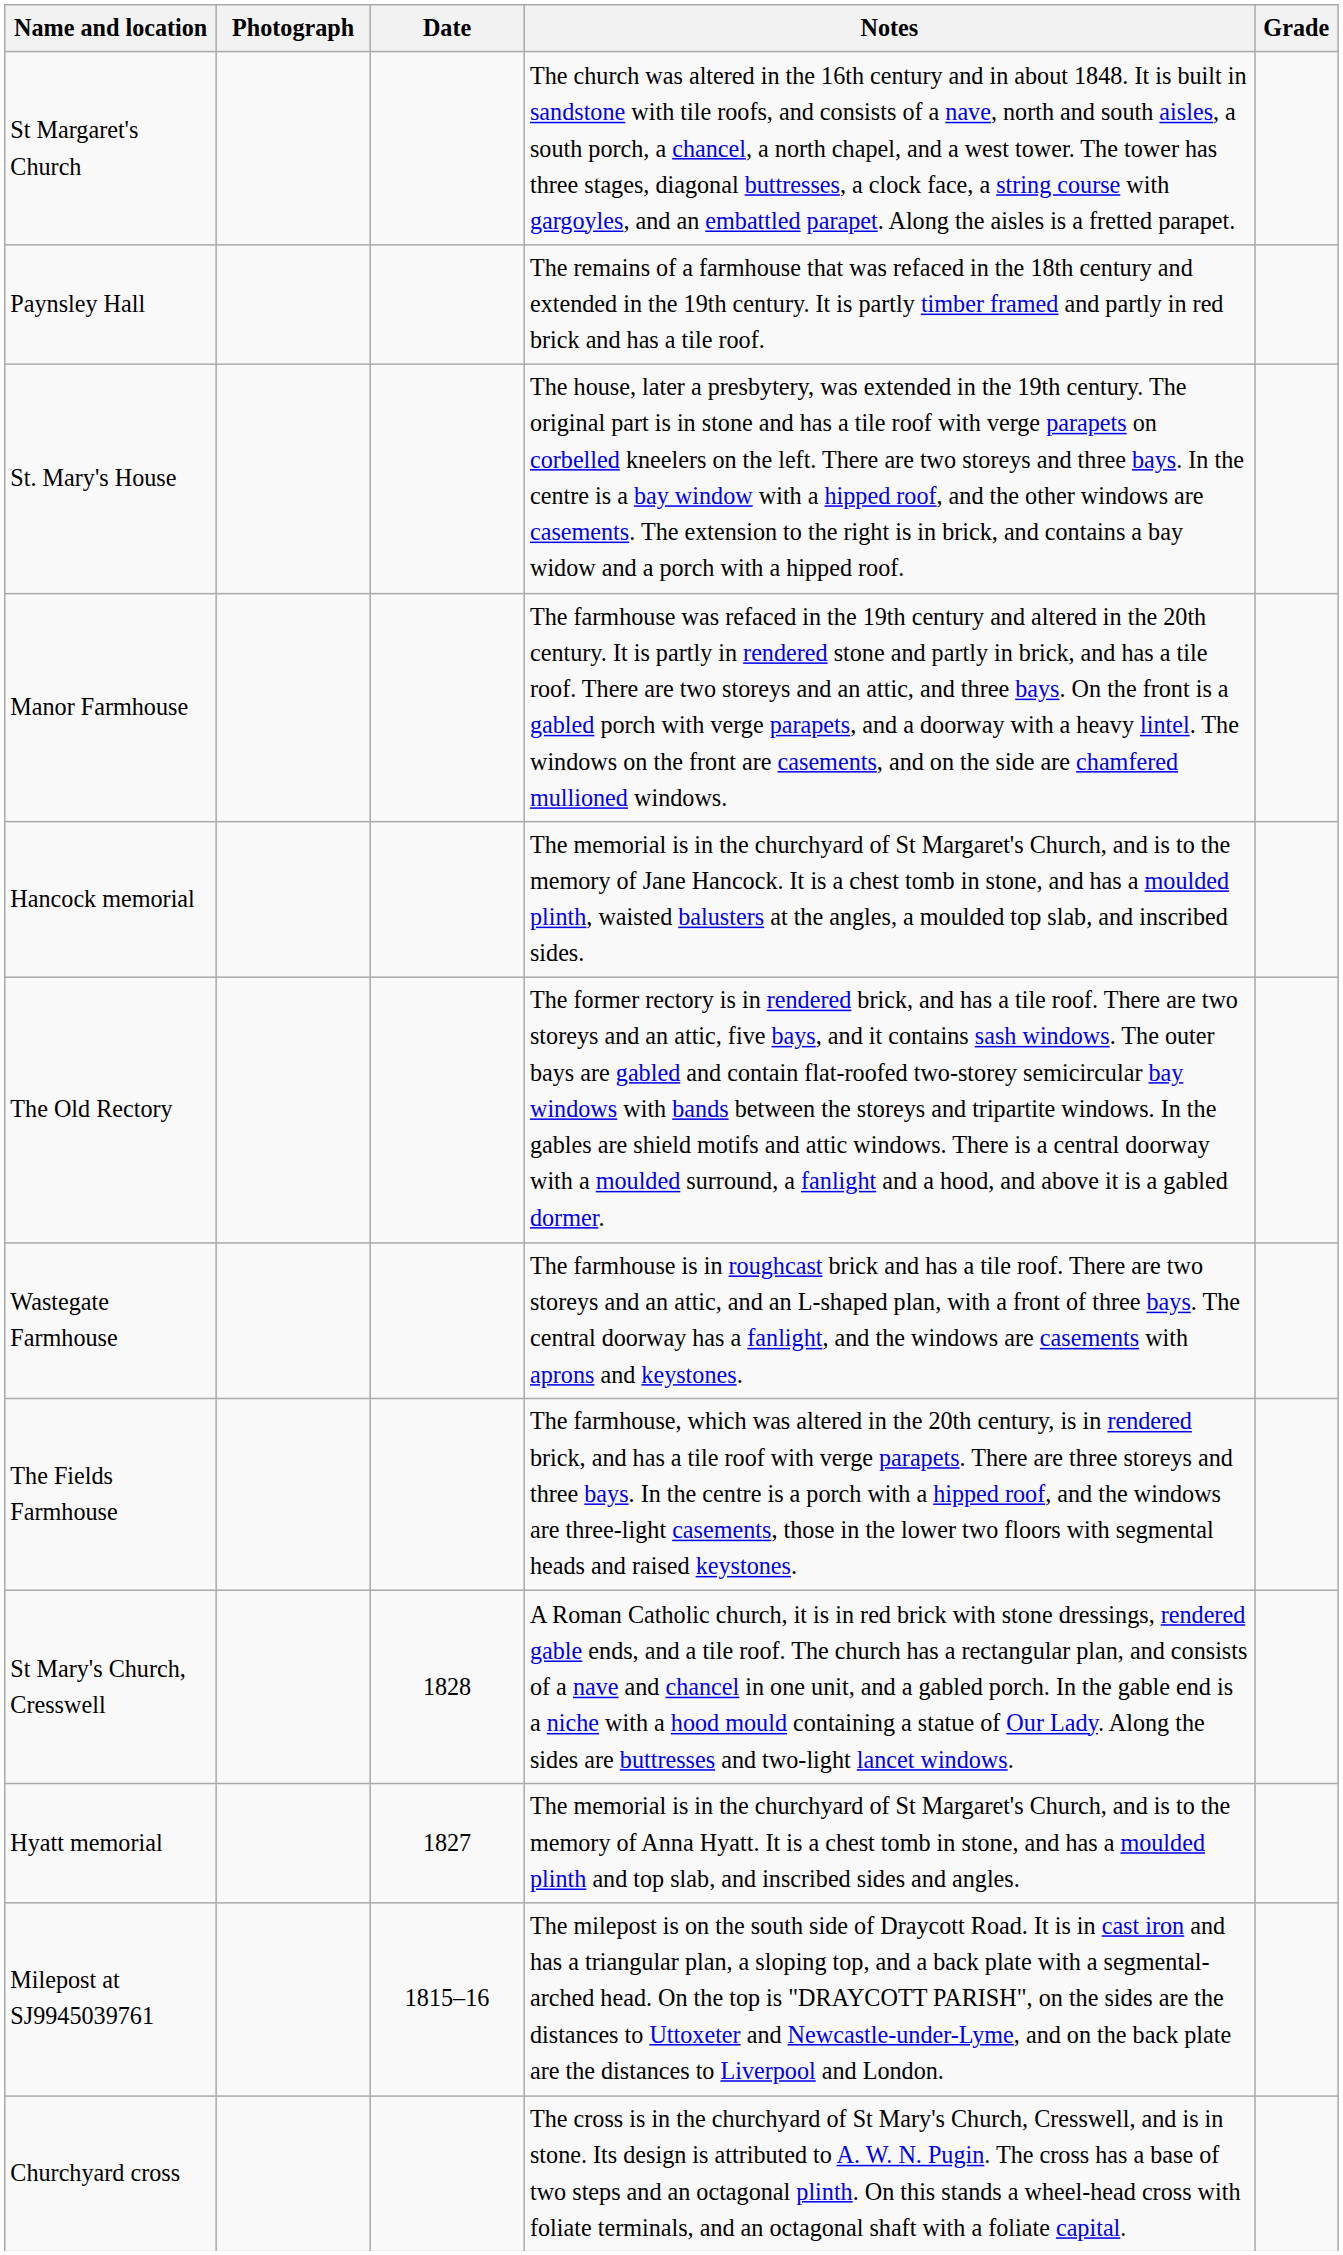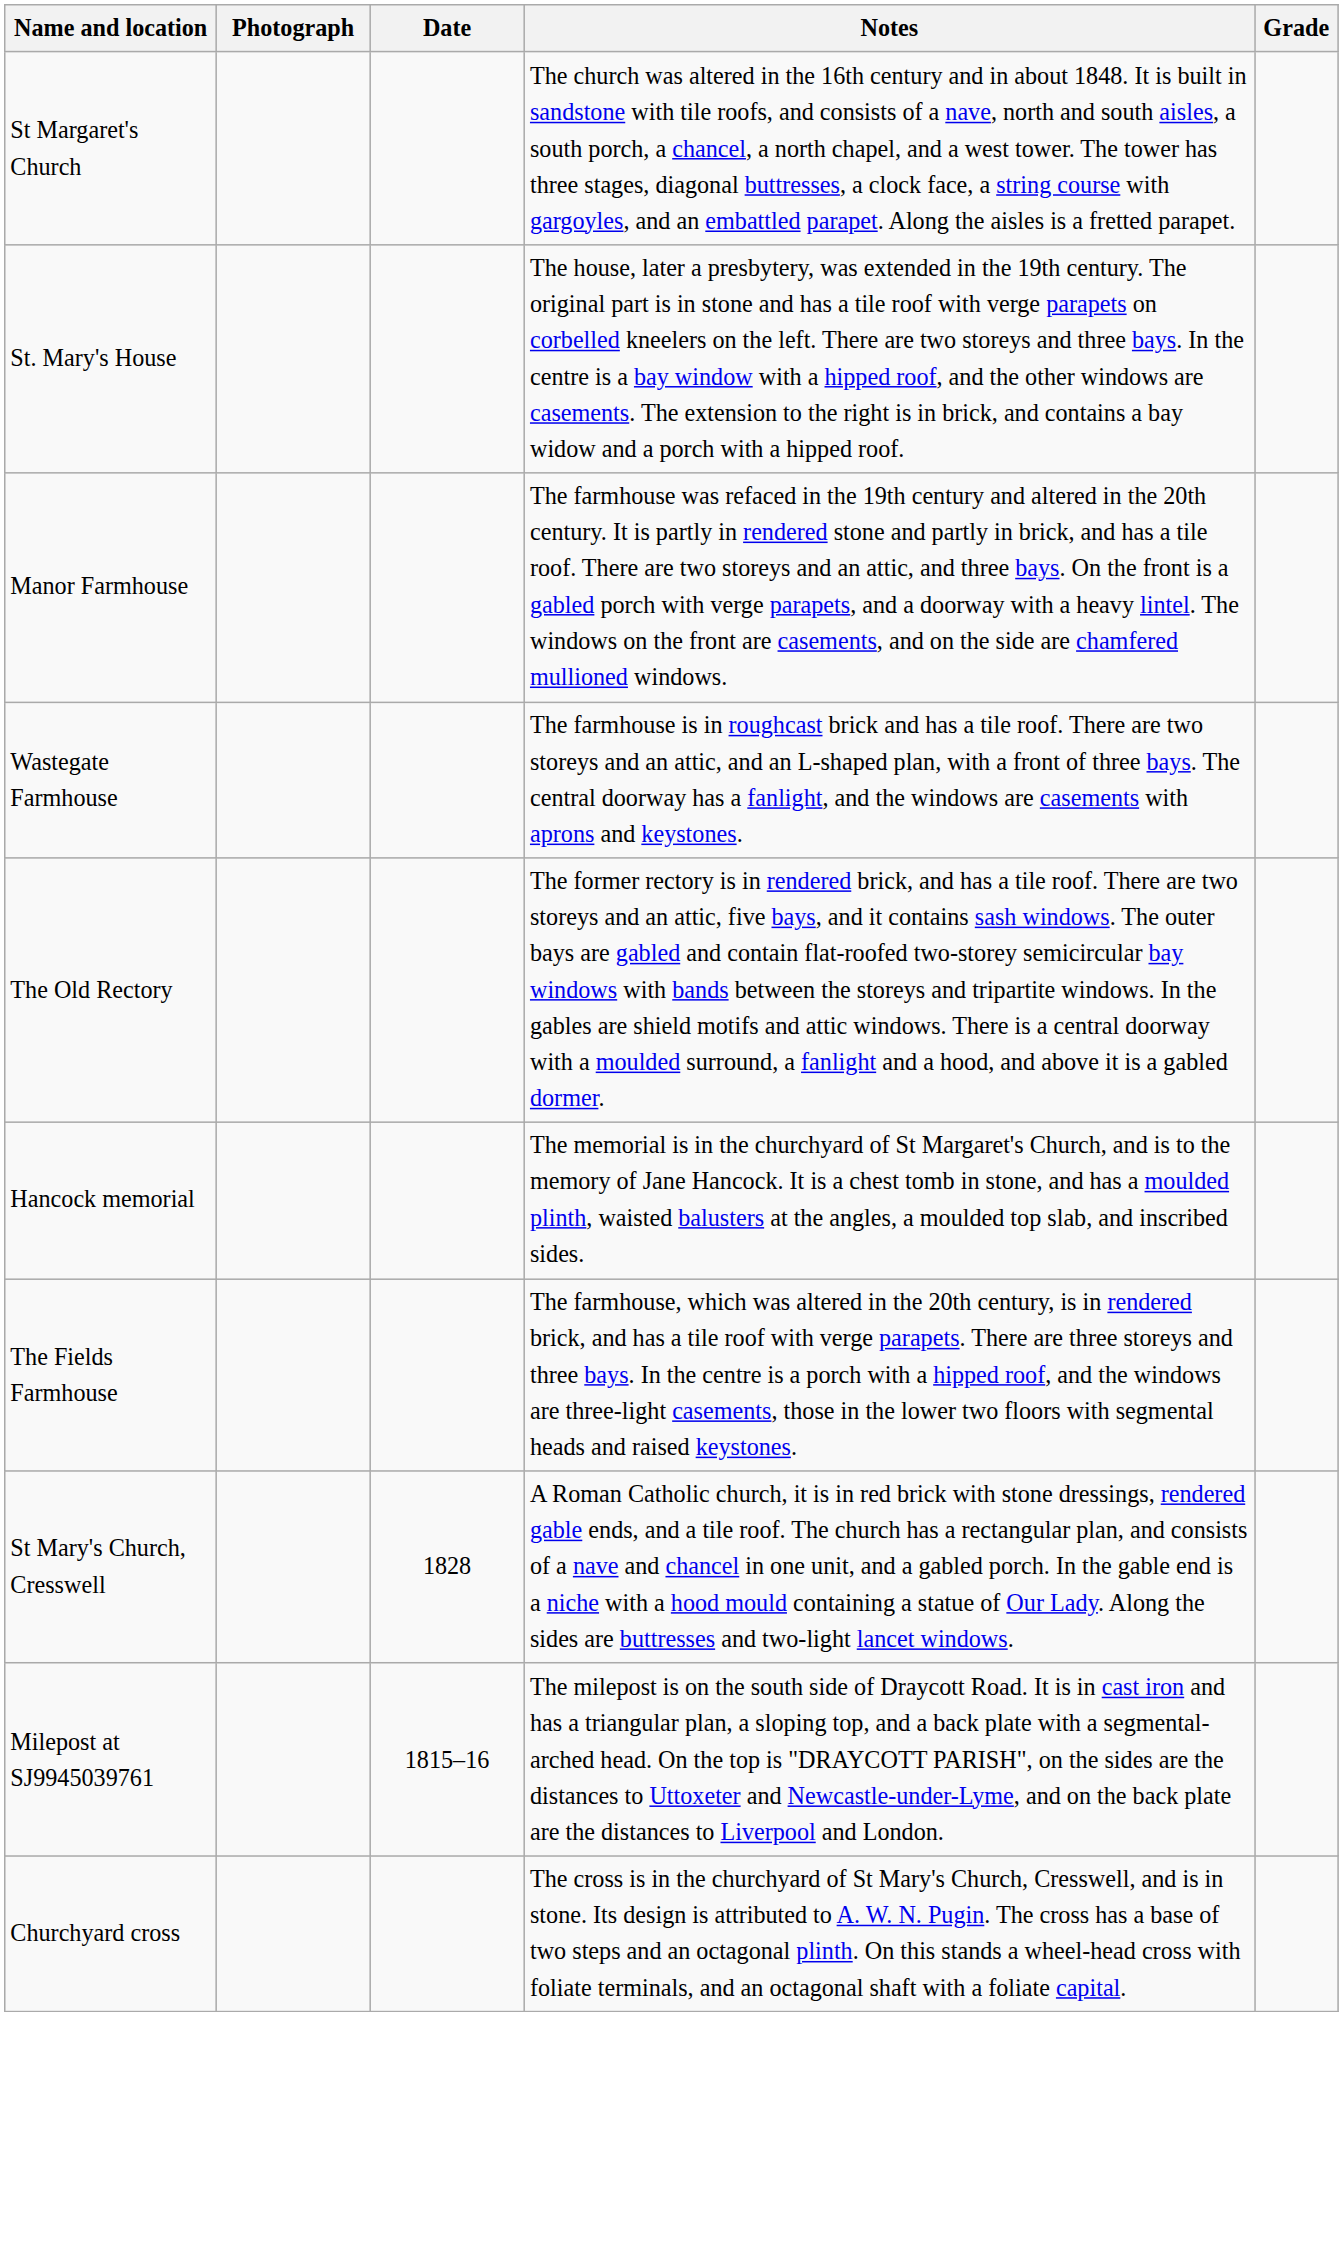- row: (78, 304)
rows swapped: (64, 1320) <-> (103, 899)
- row: (86, 1842)
